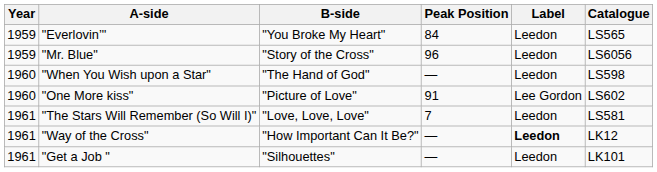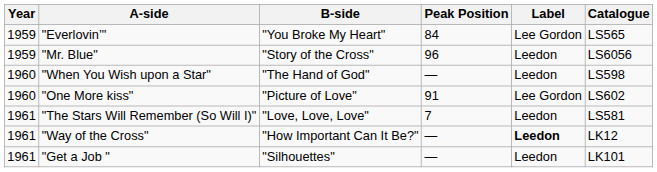(536, 34) Leedon -> (548, 34) Lee Gordon
